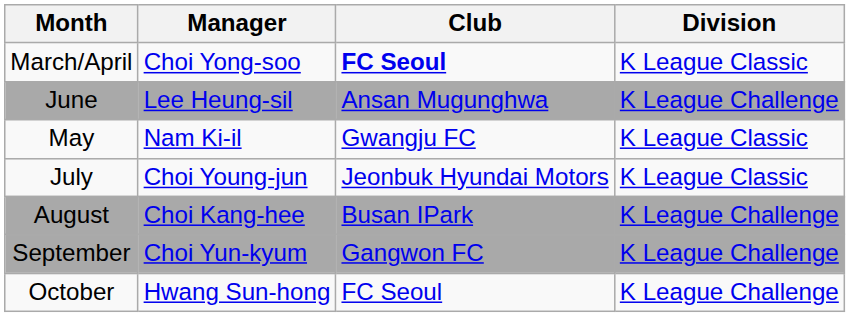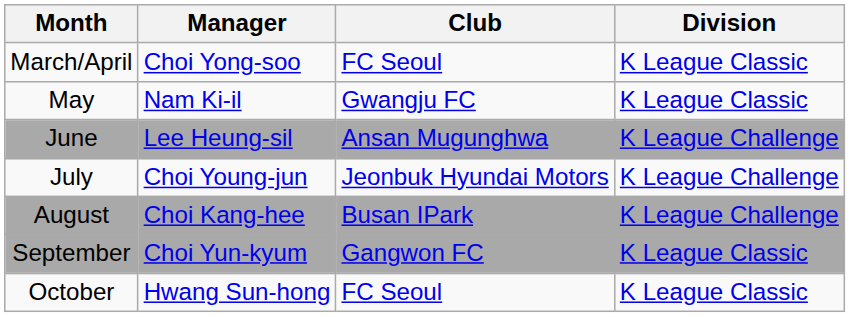(394, 61) bold -> (392, 61) normal
rows swapped: (71, 138) <-> (71, 100)
(714, 176) K League Classic -> (729, 176) K League Challenge
(729, 253) K League Challenge -> (714, 253) K League Classic
(729, 291) K League Challenge -> (714, 291) K League Classic
